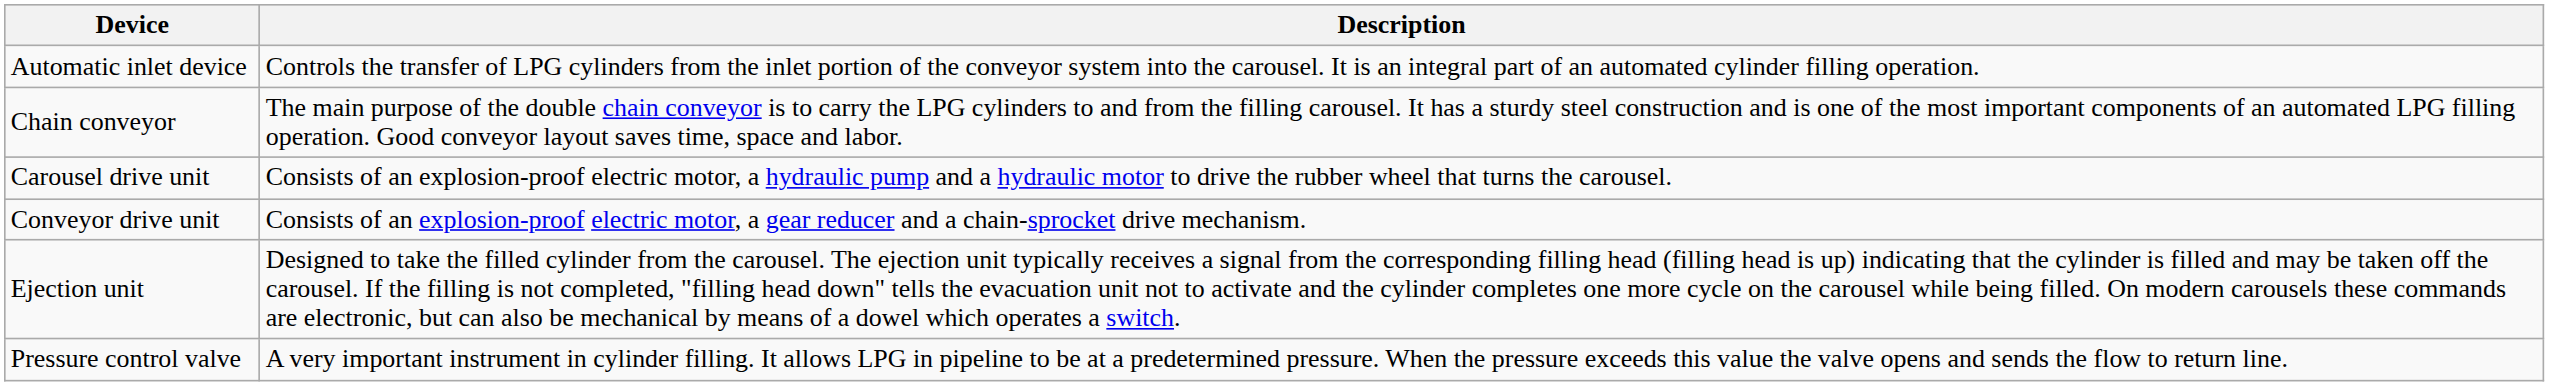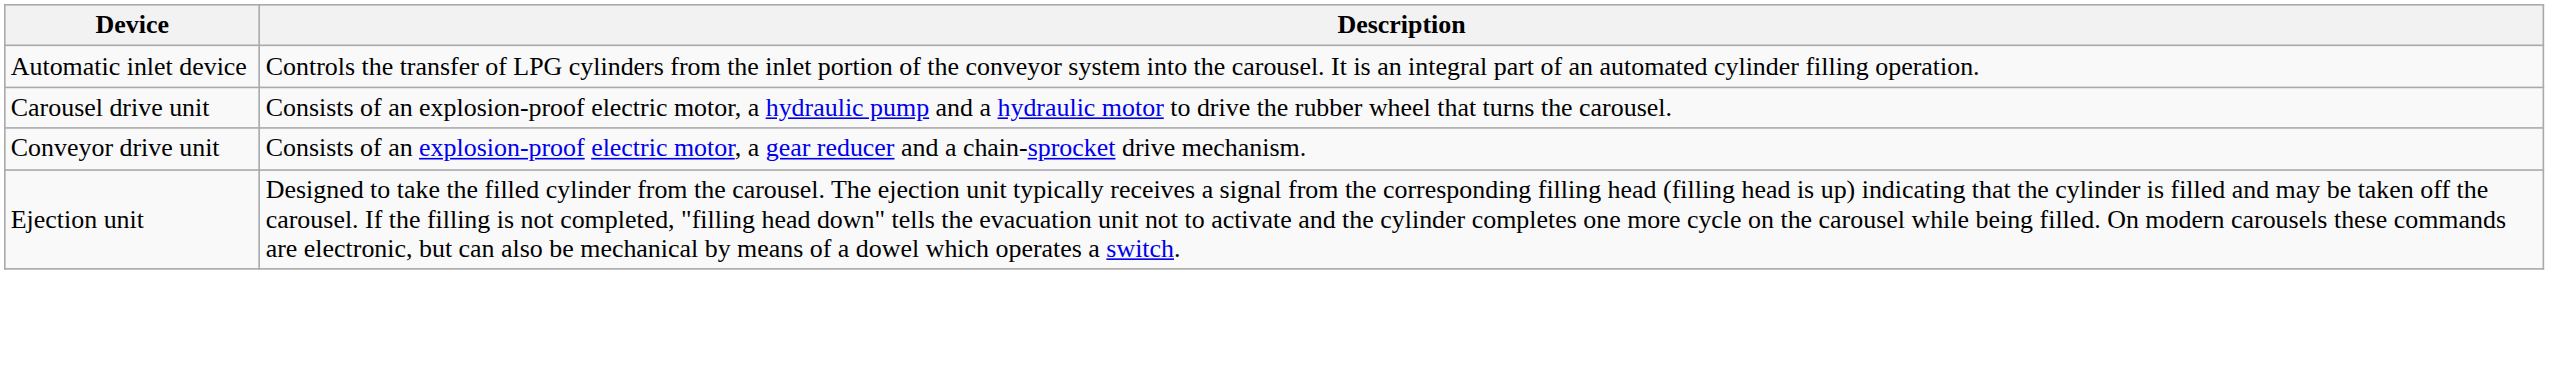- row: (93, 121)
- row: (126, 359)
